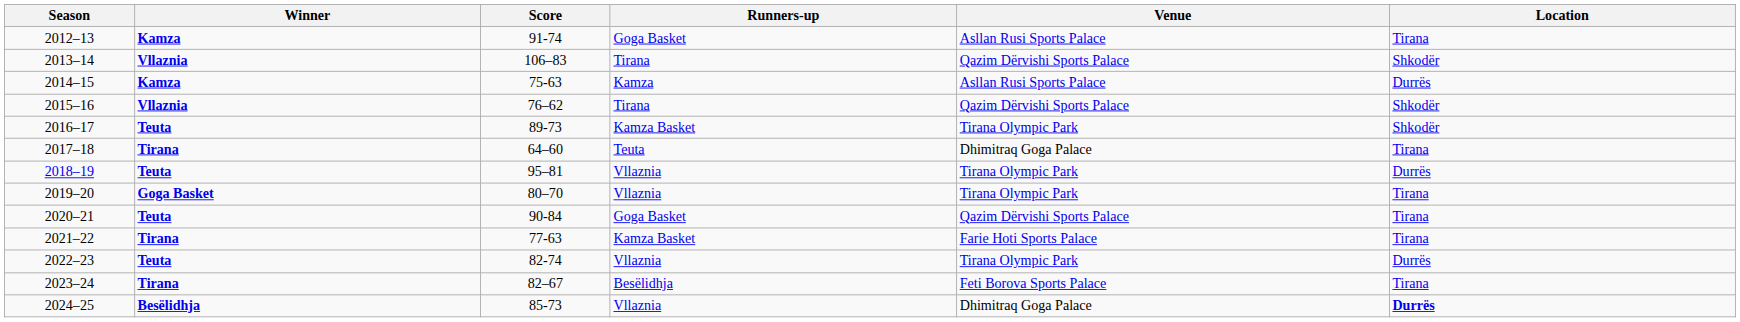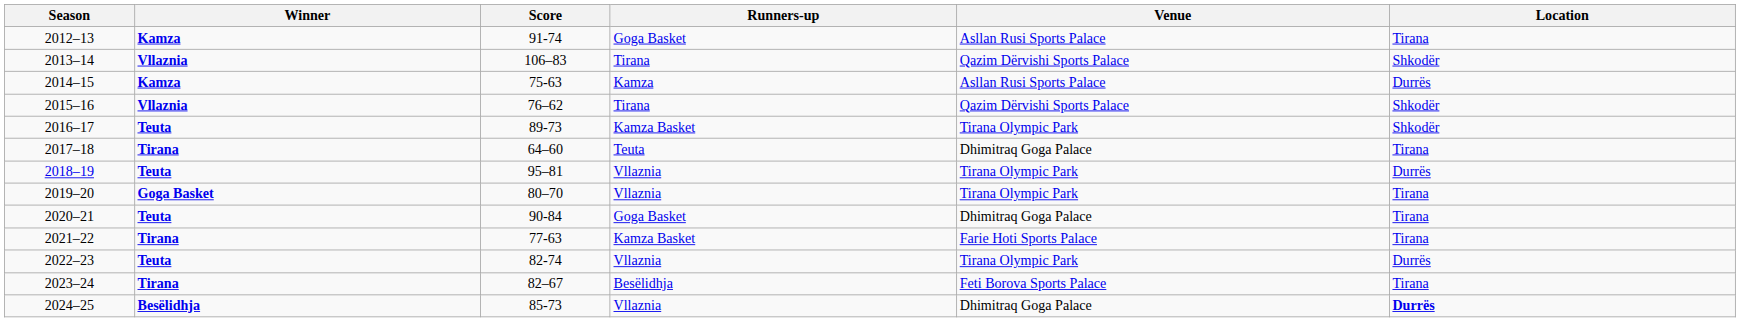(1044, 216) Qazim Dërvishi Sports Palace -> (1026, 216) Dhimitraq Goga Palace
